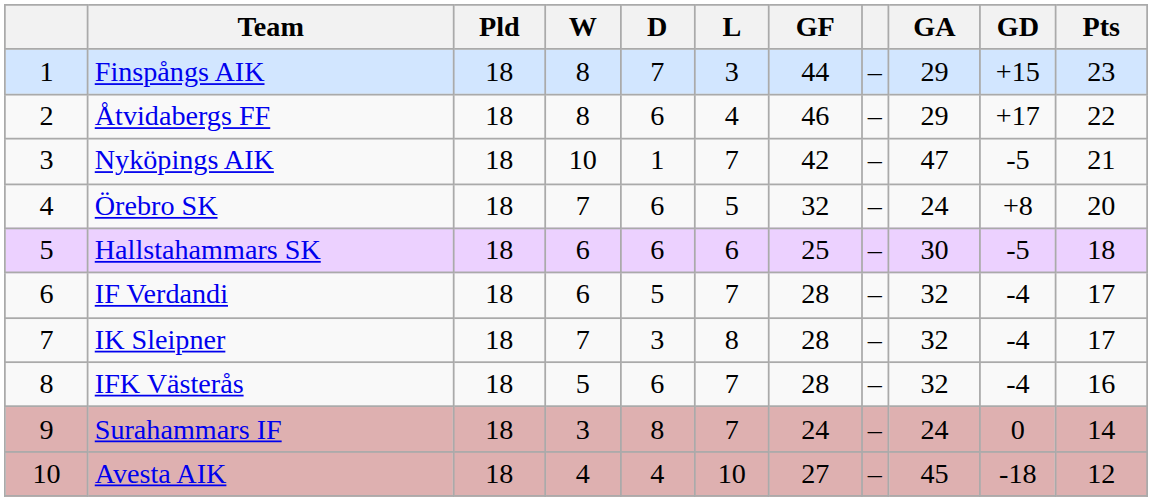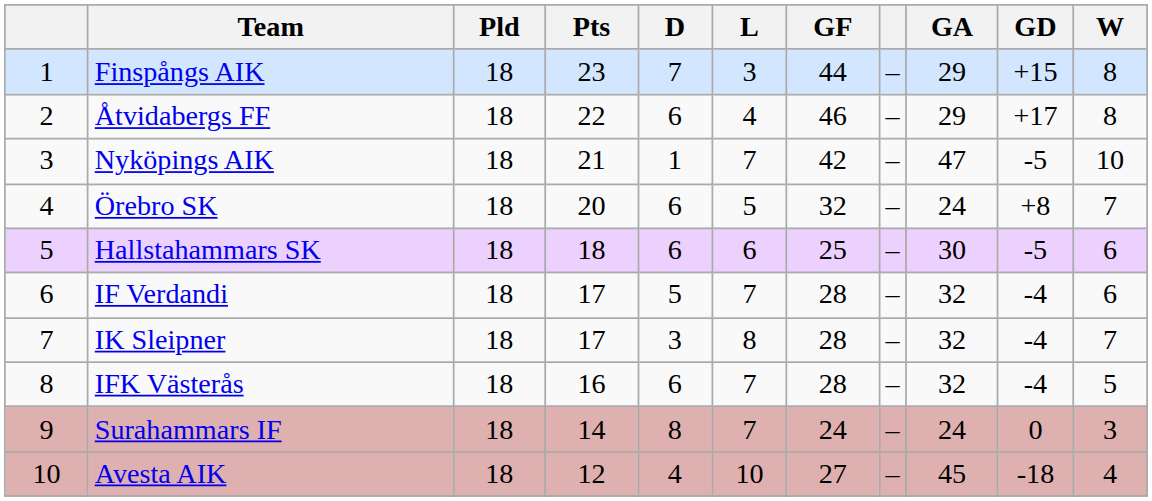columns swapped: (583, 26) <-> (1101, 26)
